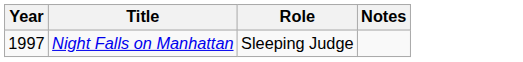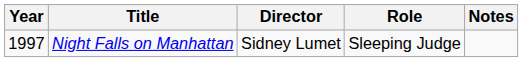+ column: (291, 17)
